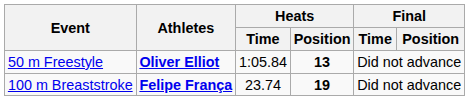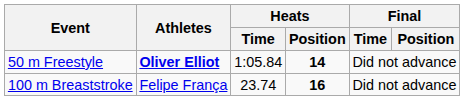(322, 62) 13 -> (317, 62) 14
(186, 85) bold -> (183, 85) normal
(322, 85) 19 -> (317, 85) 16
